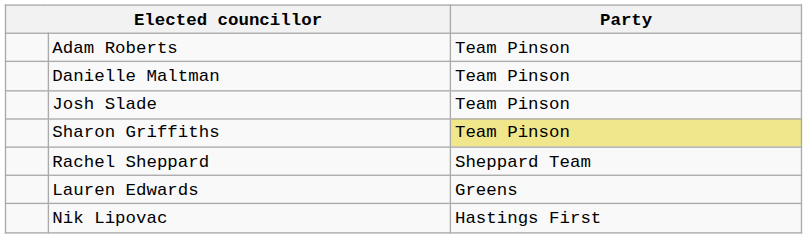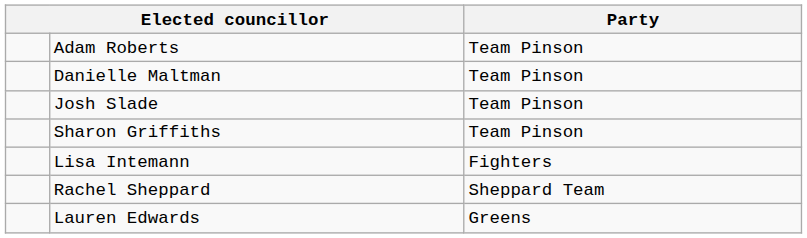(512, 133) khaki background -> (526, 133) no background
+ row: (122, 161)
- row: (110, 218)
